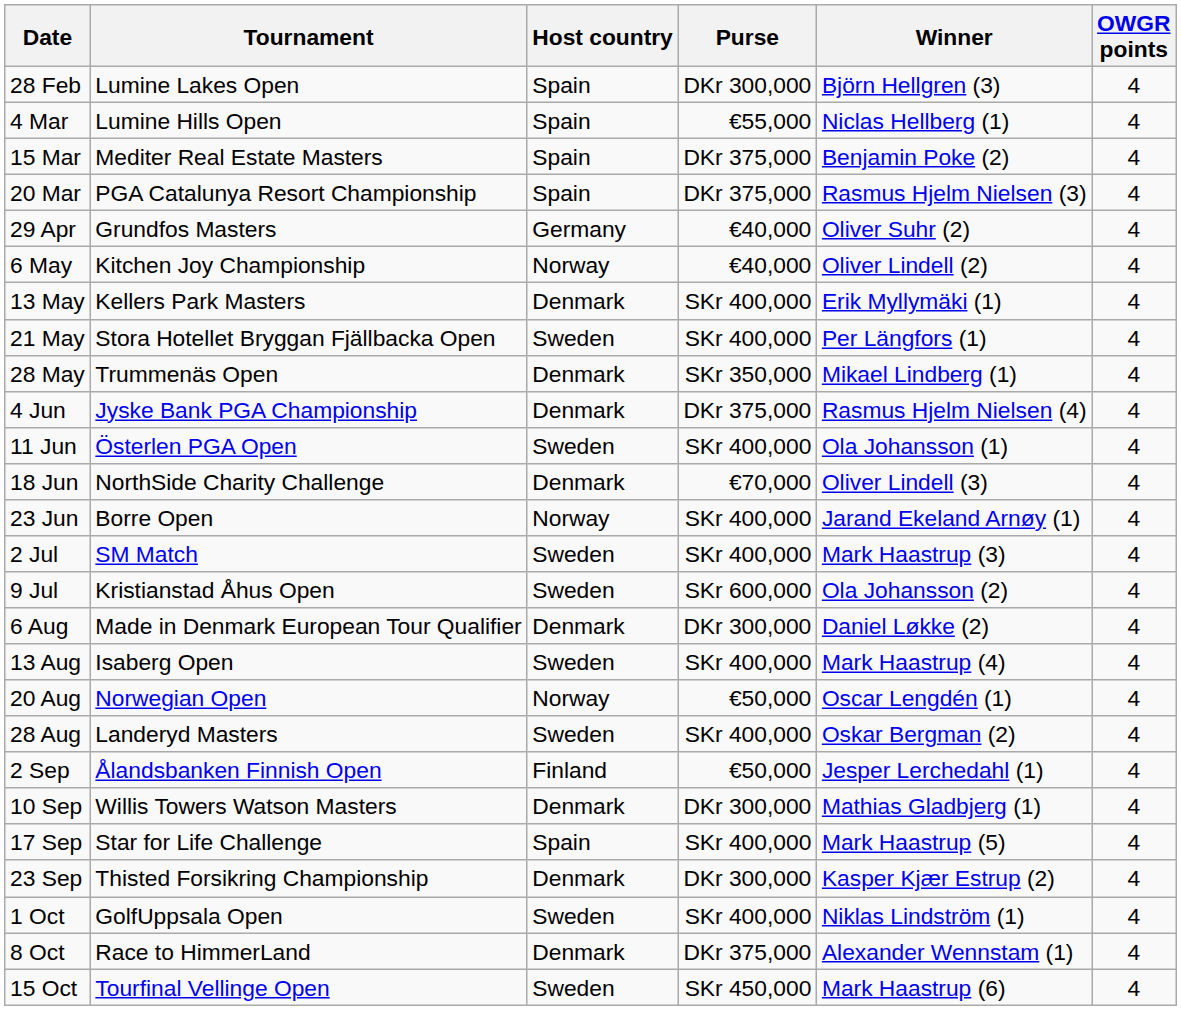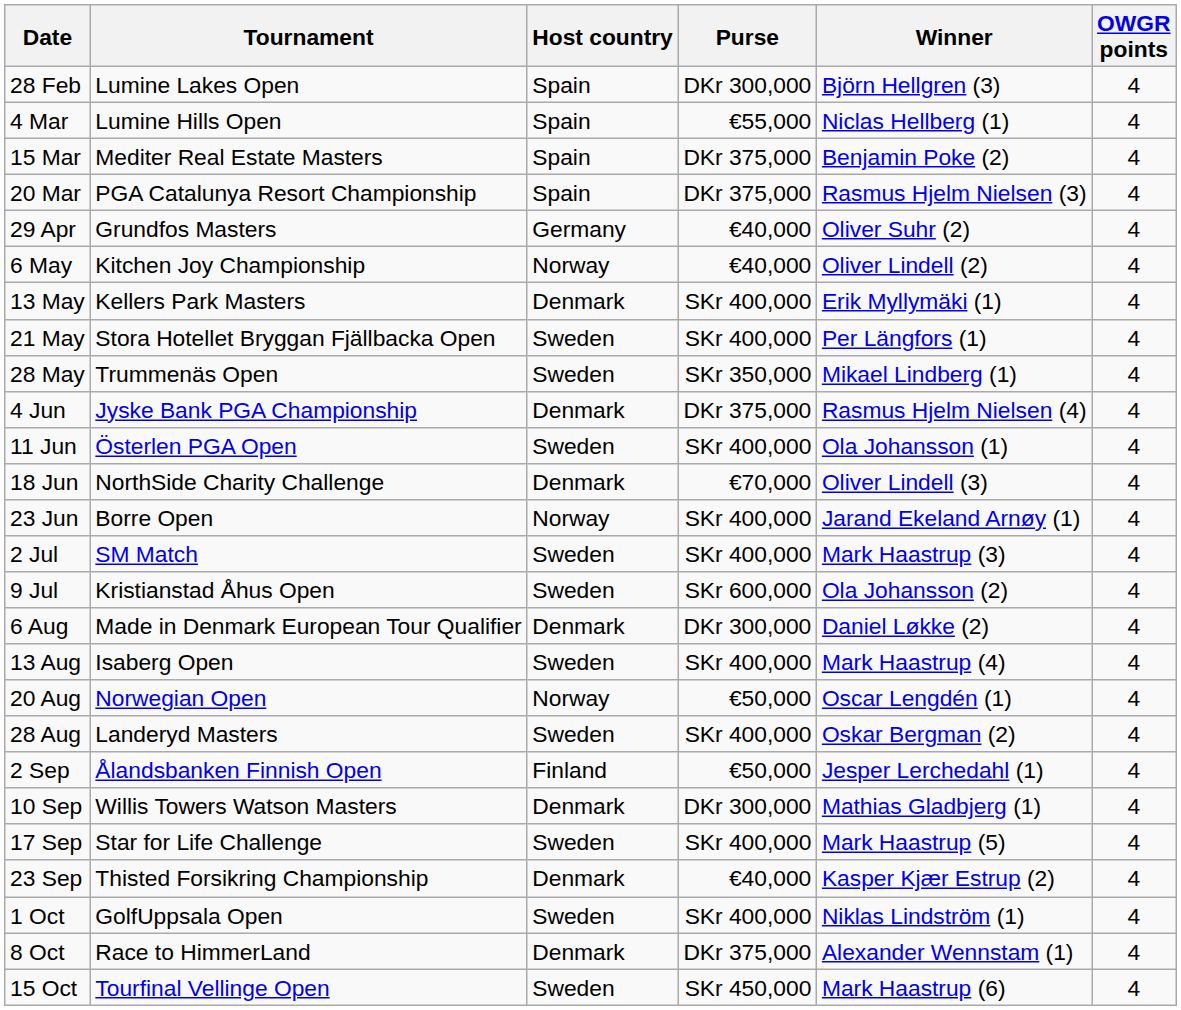(578, 373) Denmark -> (573, 373) Sweden
(561, 843) Spain -> (573, 843) Sweden
(747, 879) DKr 300,000 -> (770, 879) €40,000
